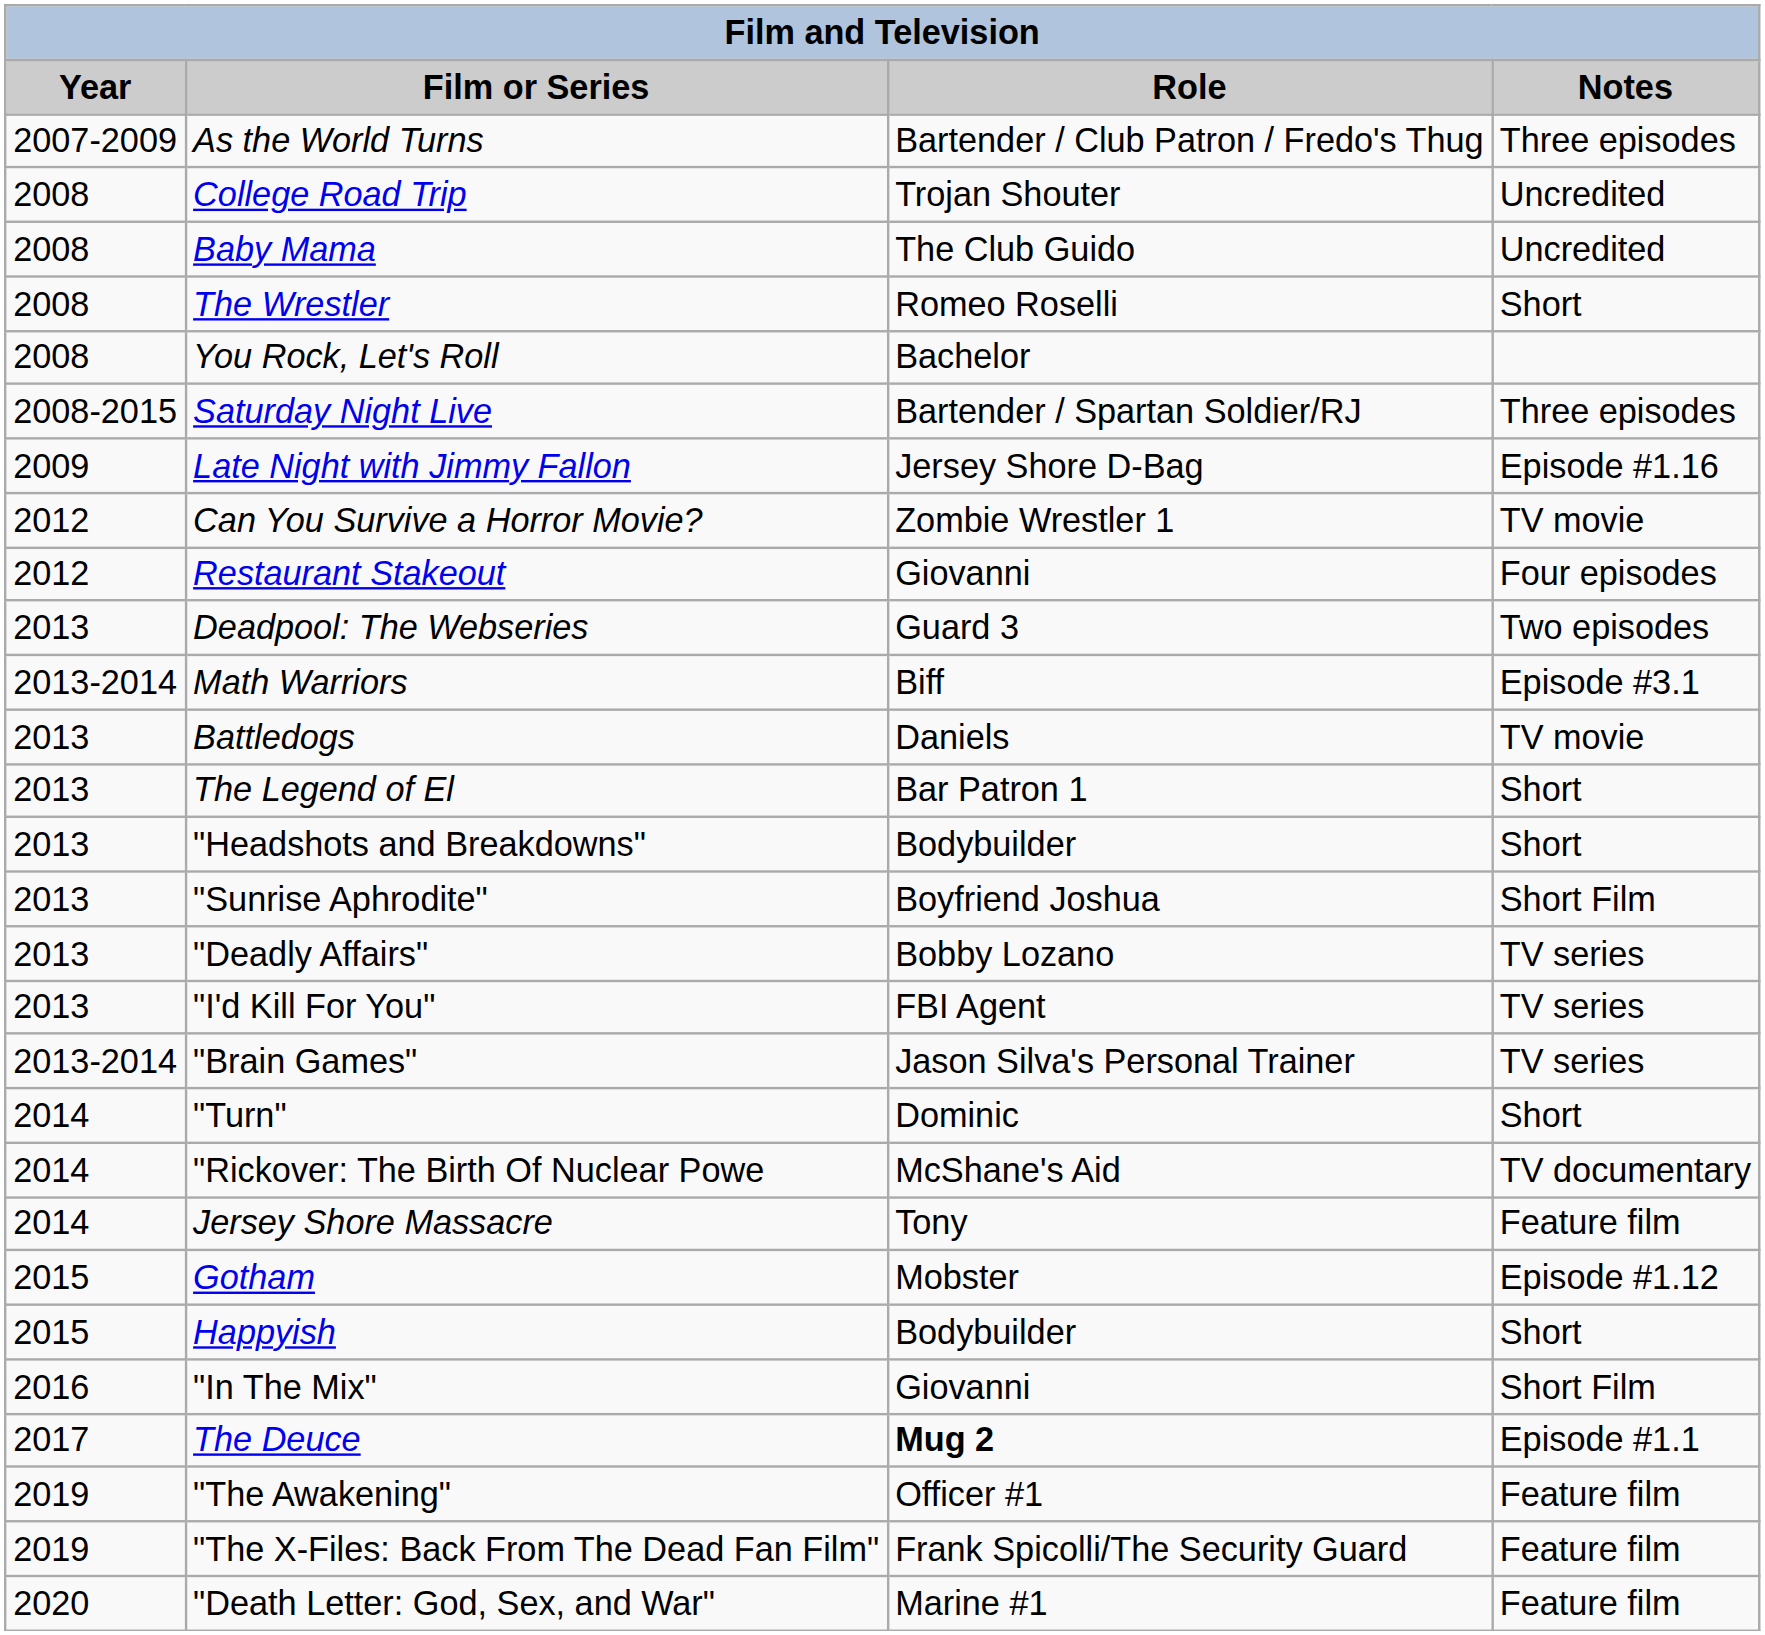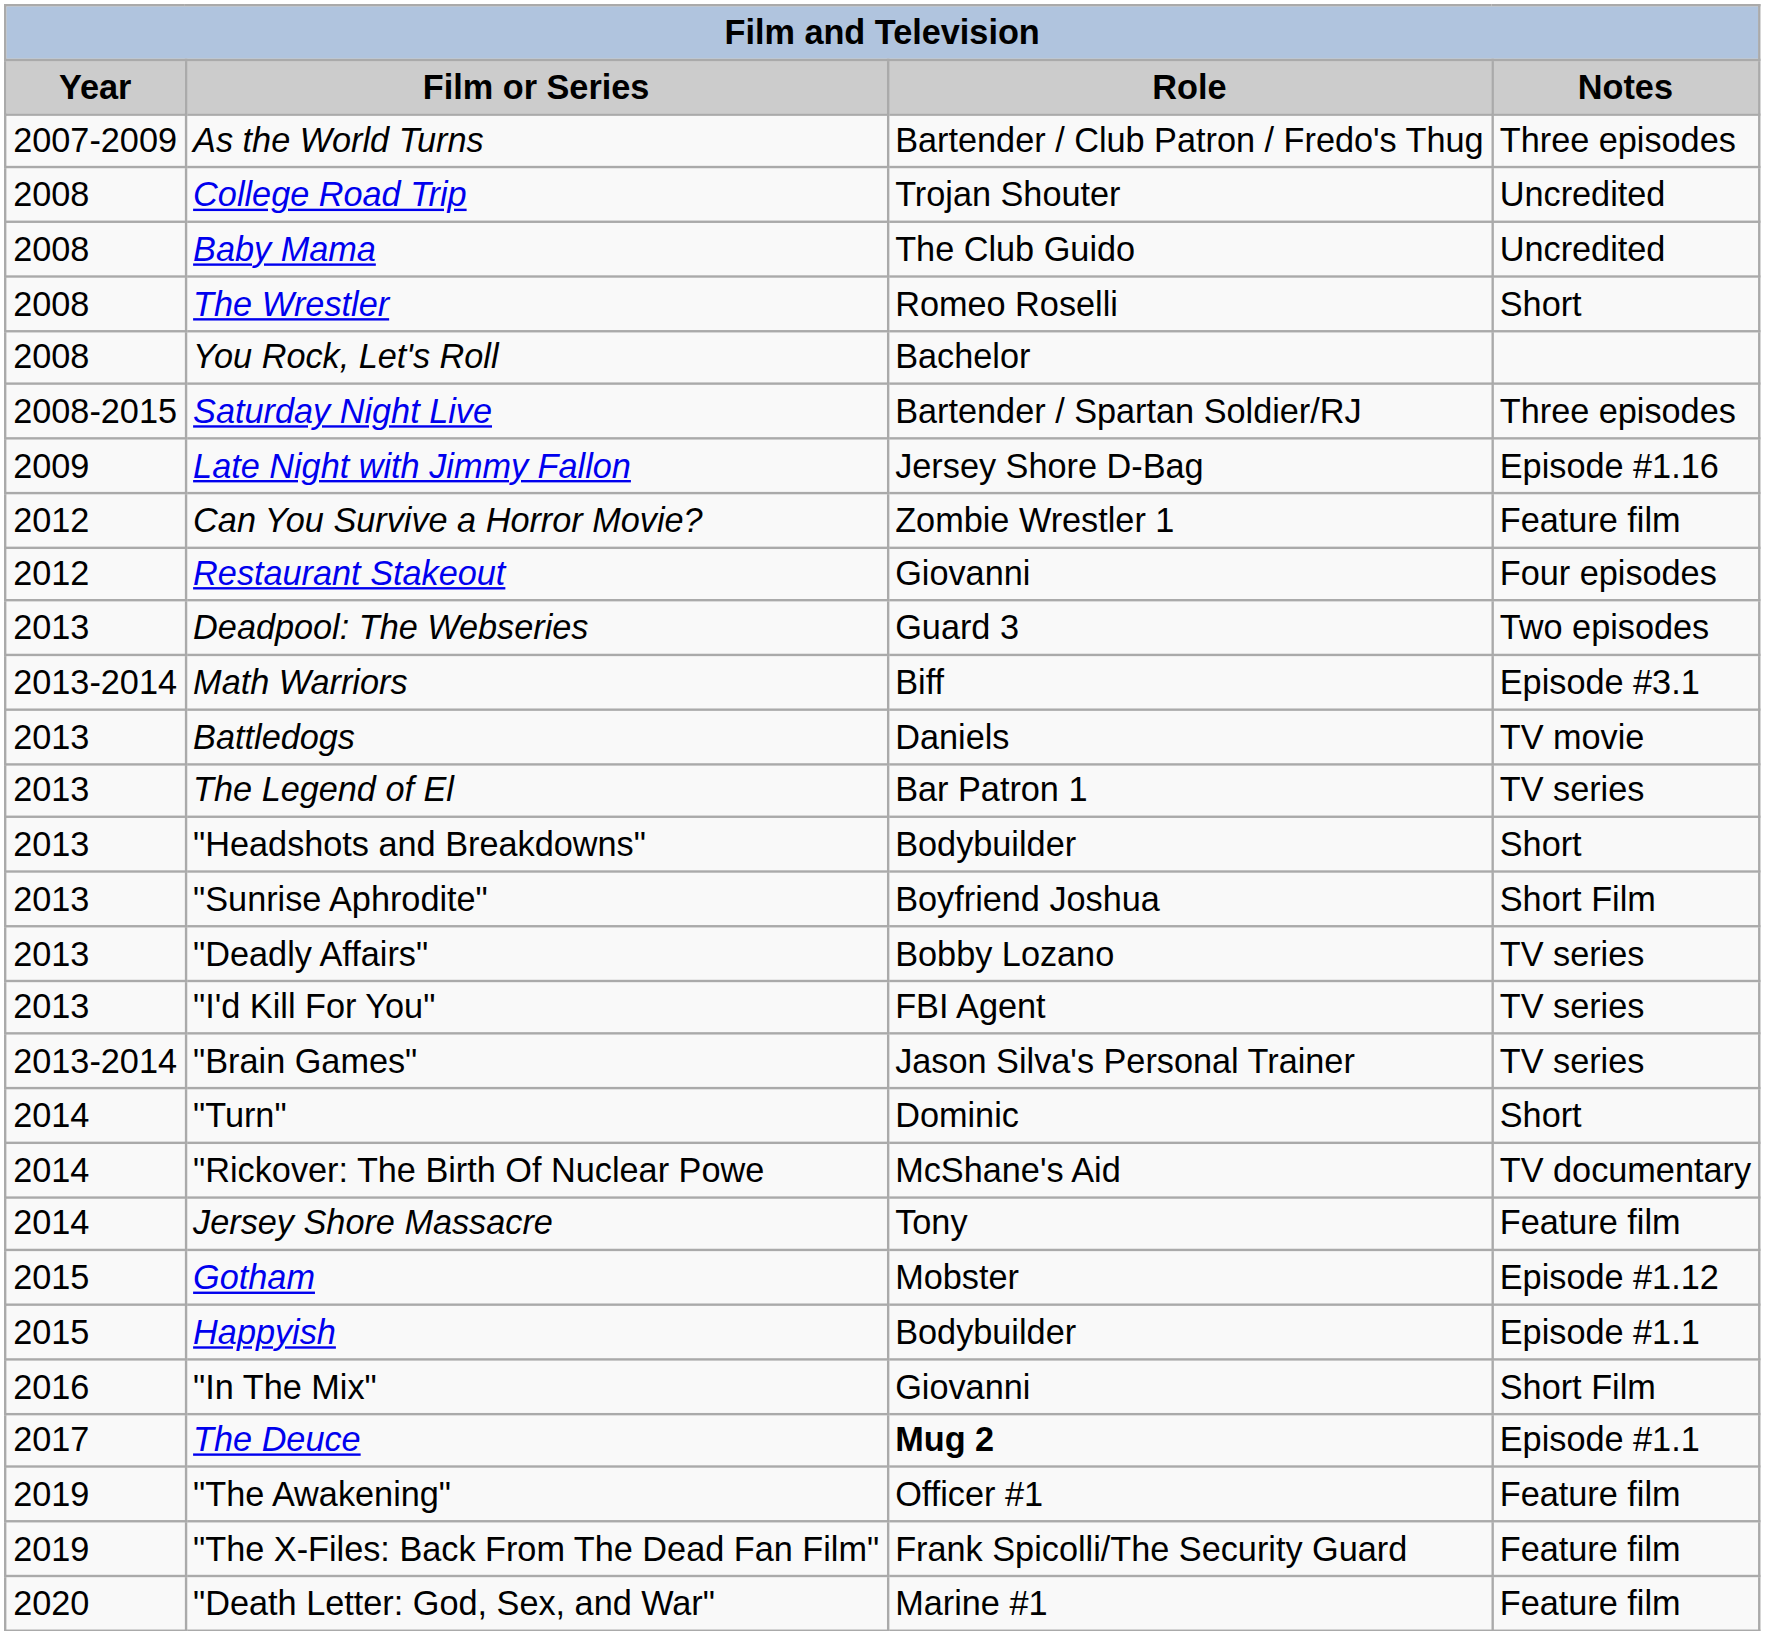(1572, 520) TV movie -> (1590, 520) Feature film
(1541, 791) Short -> (1572, 791) TV series
(1541, 1332) Short -> (1600, 1332) Episode #1.1
